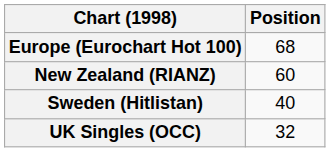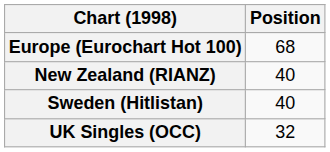(285, 75) 60 -> (285, 75) 40
